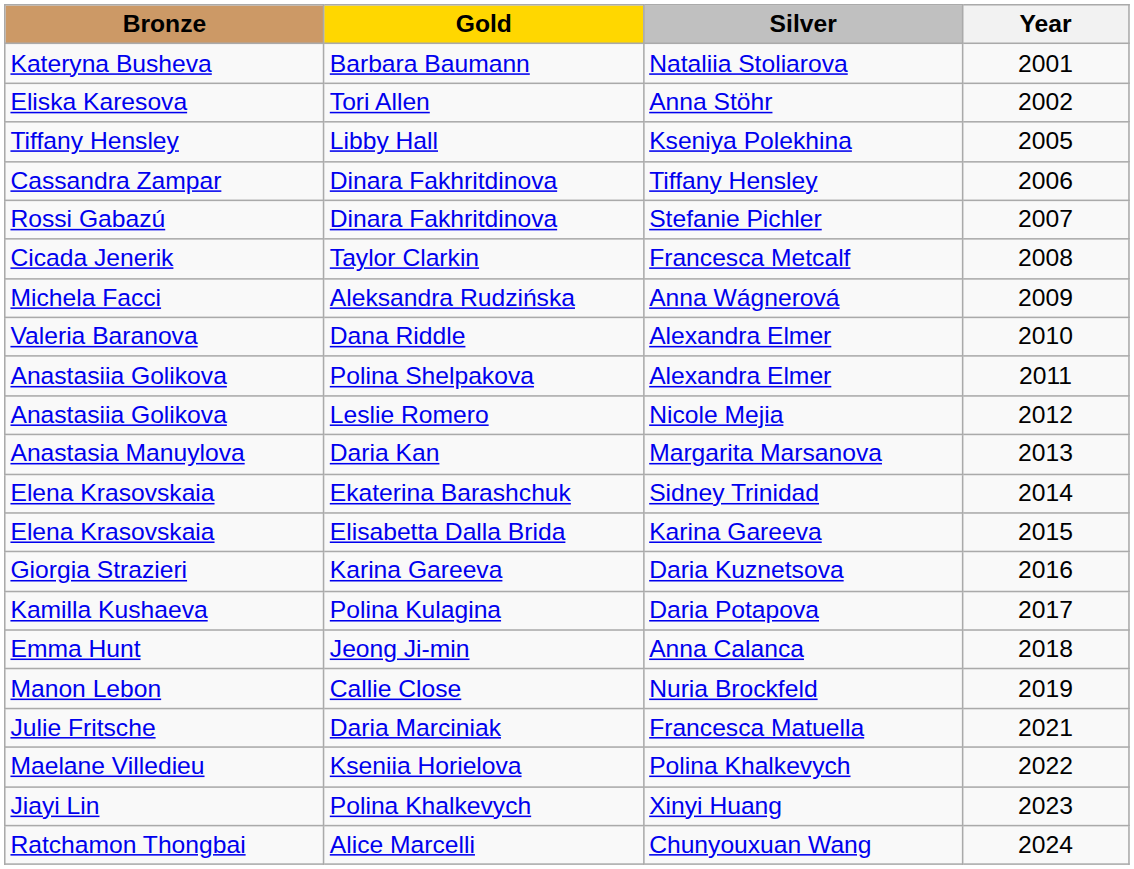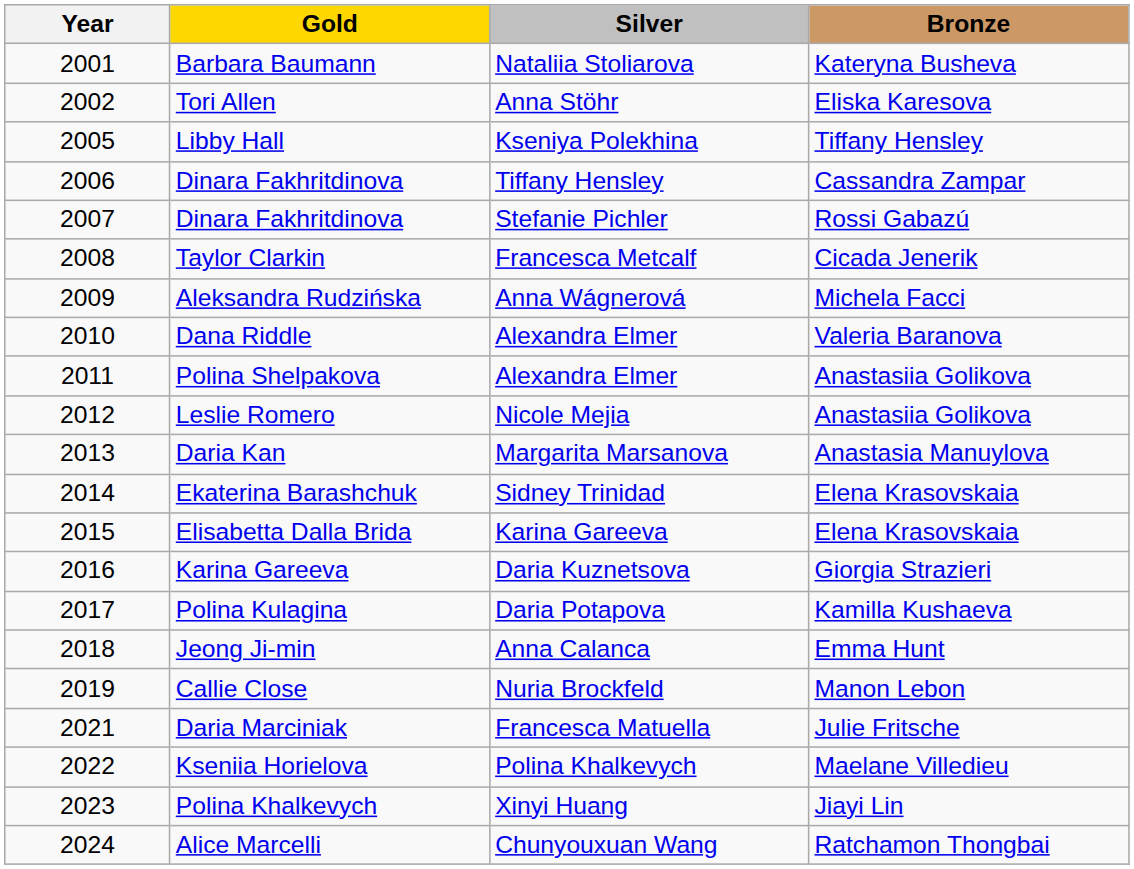columns swapped: (1046, 24) <-> (164, 24)
